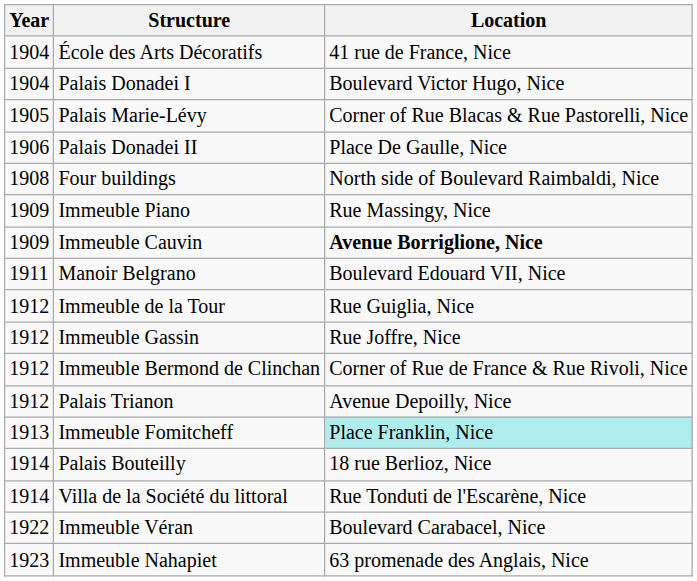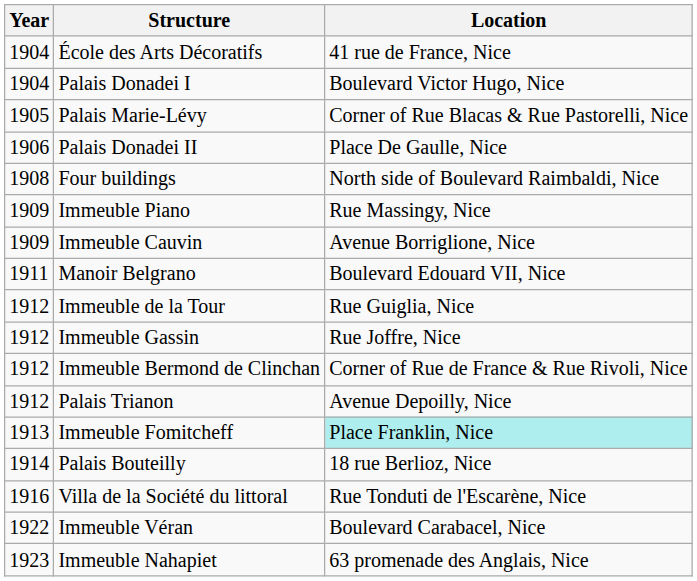(436, 242) bold -> (432, 242) normal
(29, 496) 1914 -> (29, 496) 1916
